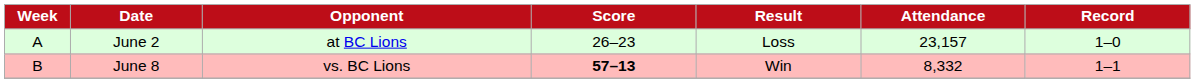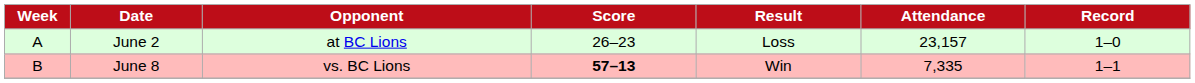(943, 66) 8,332 -> (943, 66) 7,335
